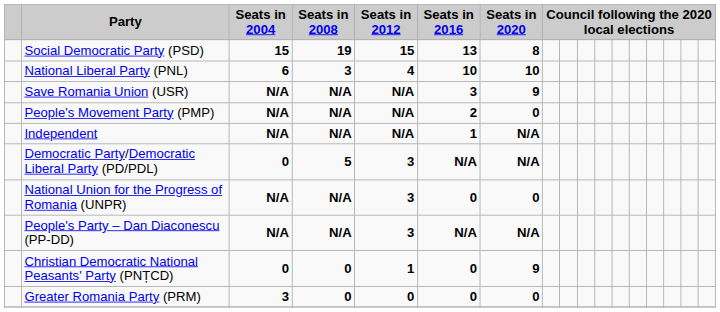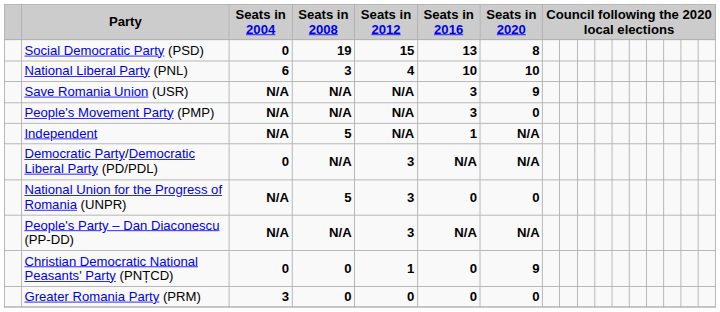(282, 50) 15 -> (285, 50) 0
(473, 112) 2 -> (473, 112) 3
(340, 133) N/A -> (348, 133) 5
(348, 161) 5 -> (340, 161) N/A
(340, 197) N/A -> (348, 197) 5
